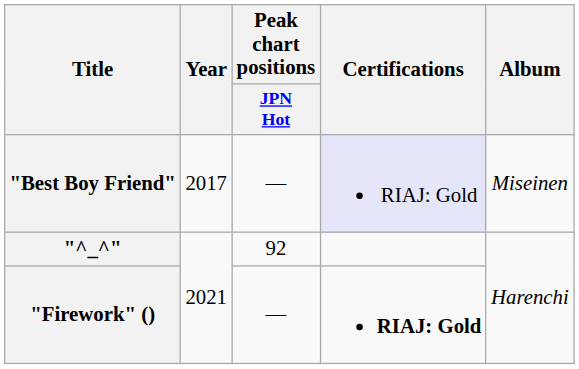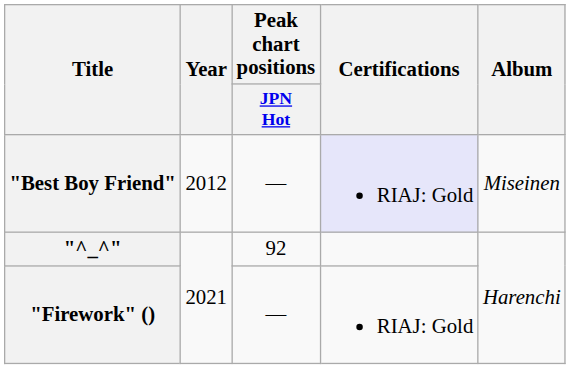(206, 183) 2017 -> (206, 183) 2012
(403, 326) bold -> (399, 326) normal
